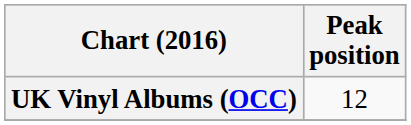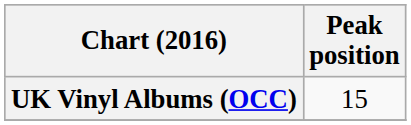(354, 98) 12 -> (354, 98) 15
